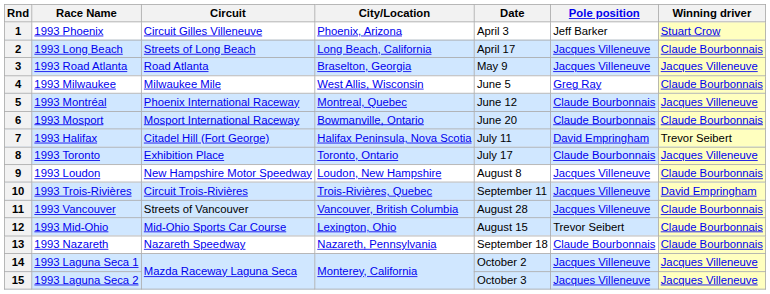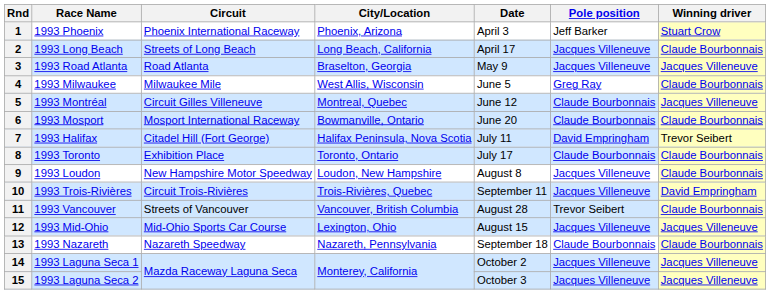(203, 31) Circuit Gilles Villeneuve -> (222, 31) Phoenix International Raceway
(222, 102) Phoenix International Raceway -> (203, 102) Circuit Gilles Villeneuve
(709, 155) Jacques Villeneuve -> (712, 155) Claude Bourbonnais
(602, 209) Jacques Villeneuve -> (589, 209) Trevor Seibert
(589, 226) Trevor Seibert -> (602, 226) Jacques Villeneuve
(712, 226) Claude Bourbonnais -> (709, 226) Jacques Villeneuve
